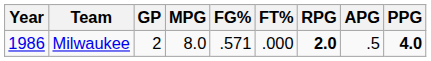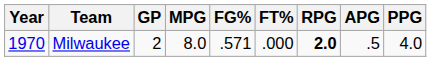(27, 44) 1986 -> (27, 44) 1970
(411, 44) bold -> (411, 44) normal
